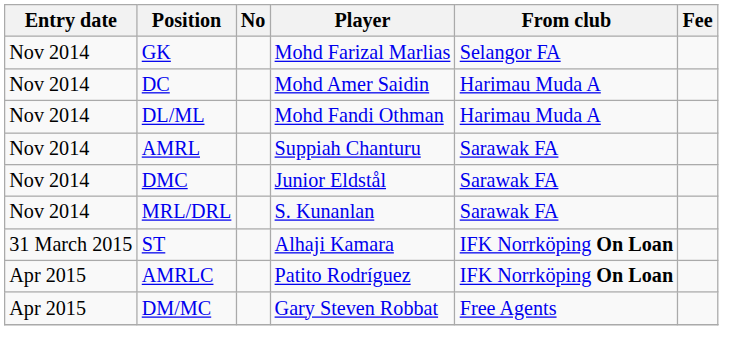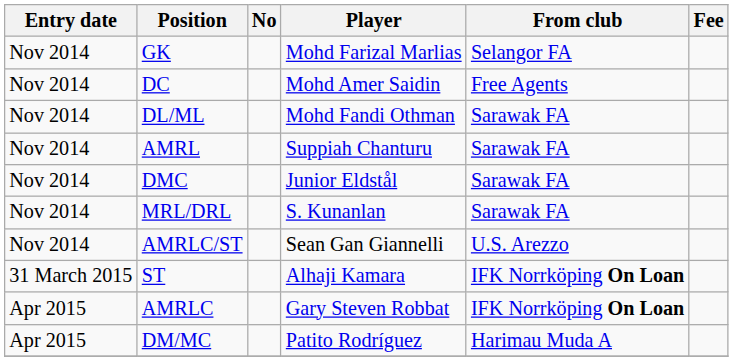(530, 84) Harimau Muda A -> (519, 84) Free Agents
(530, 116) Harimau Muda A -> (520, 116) Sarawak FA
+ row: (192, 244)
(343, 276) Patito Rodríguez -> (368, 308) Gary Steven Robbat
(356, 308) Gary Steven Robbat -> (354, 340) Patito Rodríguez
(508, 308) Free Agents -> (541, 340) Harimau Muda A
